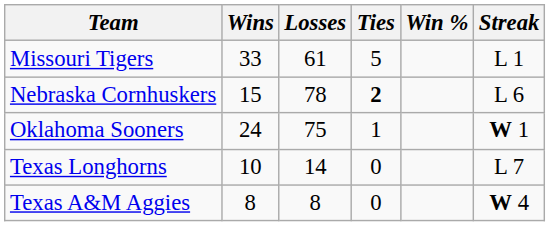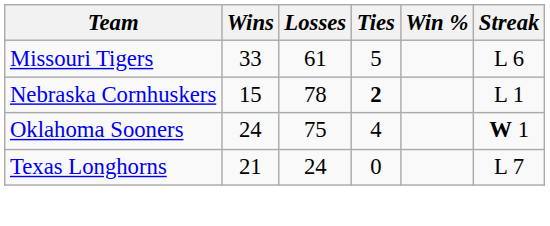(509, 58) L 1 -> (509, 58) L 6
(509, 94) L 6 -> (509, 94) L 1
(376, 130) 1 -> (376, 130) 4
(250, 166) 10 -> (250, 166) 21
(315, 166) 14 -> (315, 166) 24
- row: (100, 202)
